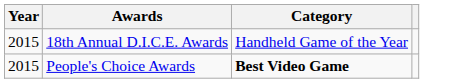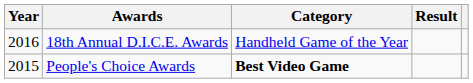+ column: (436, 16)
(24, 41) 2015 -> (24, 41) 2016
